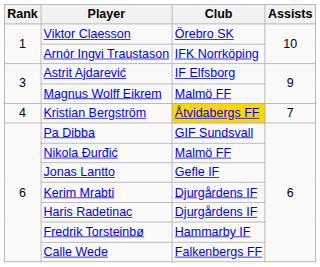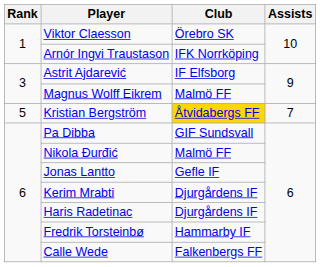(23, 113) 4 -> (23, 113) 5
